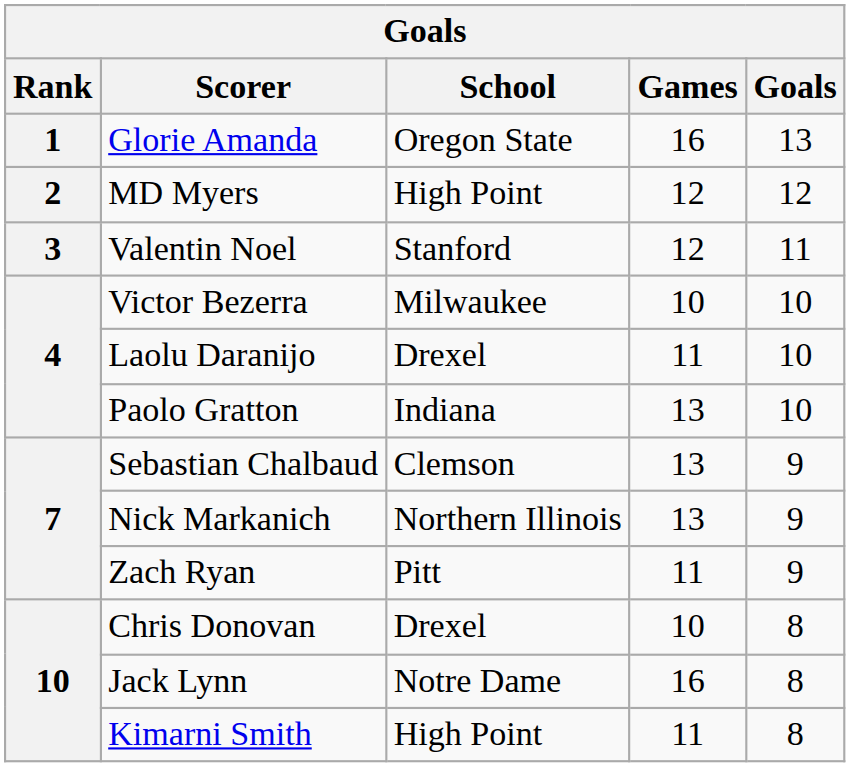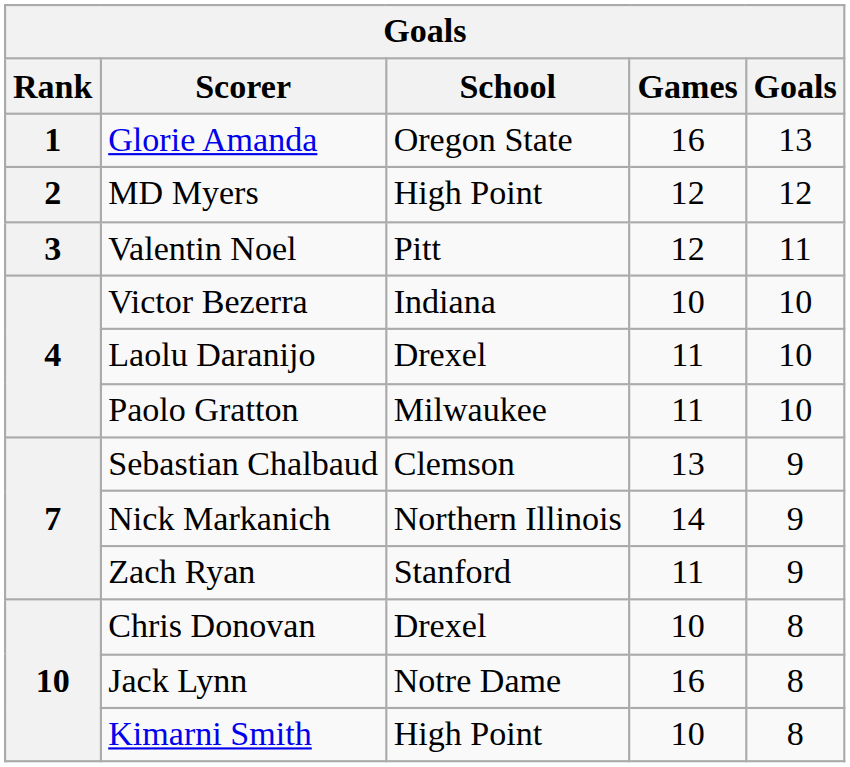(452, 247) Stanford -> (417, 247) Pitt
(470, 301) Milwaukee -> (445, 301) Indiana
(445, 409) Indiana -> (470, 409) Milwaukee
(688, 409) 13 -> (688, 409) 11
(688, 517) 13 -> (688, 517) 14
(417, 572) Pitt -> (452, 572) Stanford
(688, 734) 11 -> (688, 734) 10
